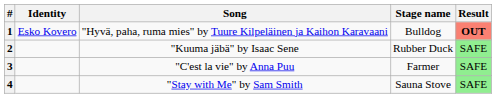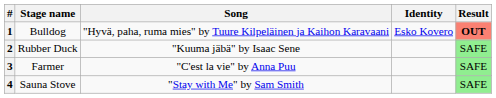columns swapped: (423, 13) <-> (47, 13)
